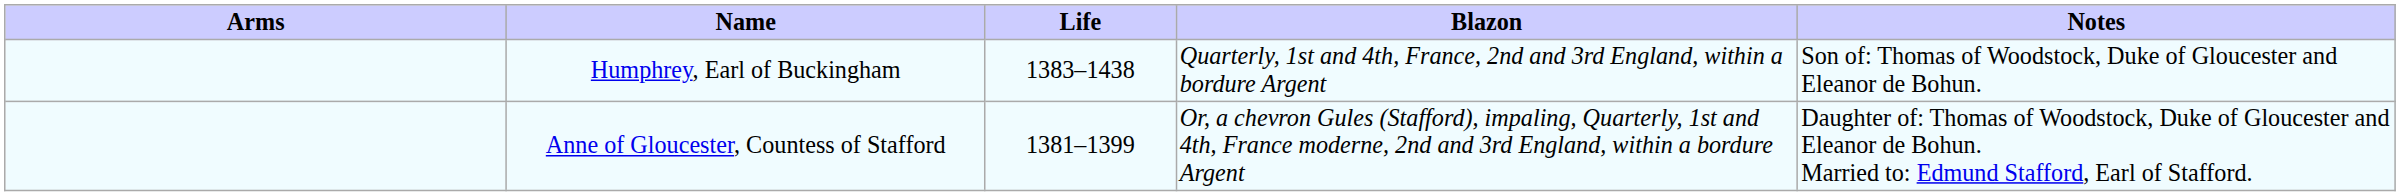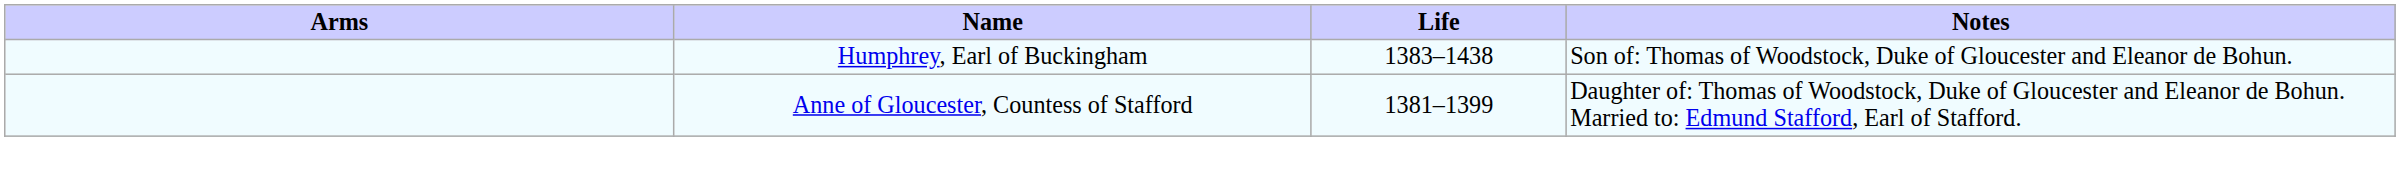- column: (1487, 21)
